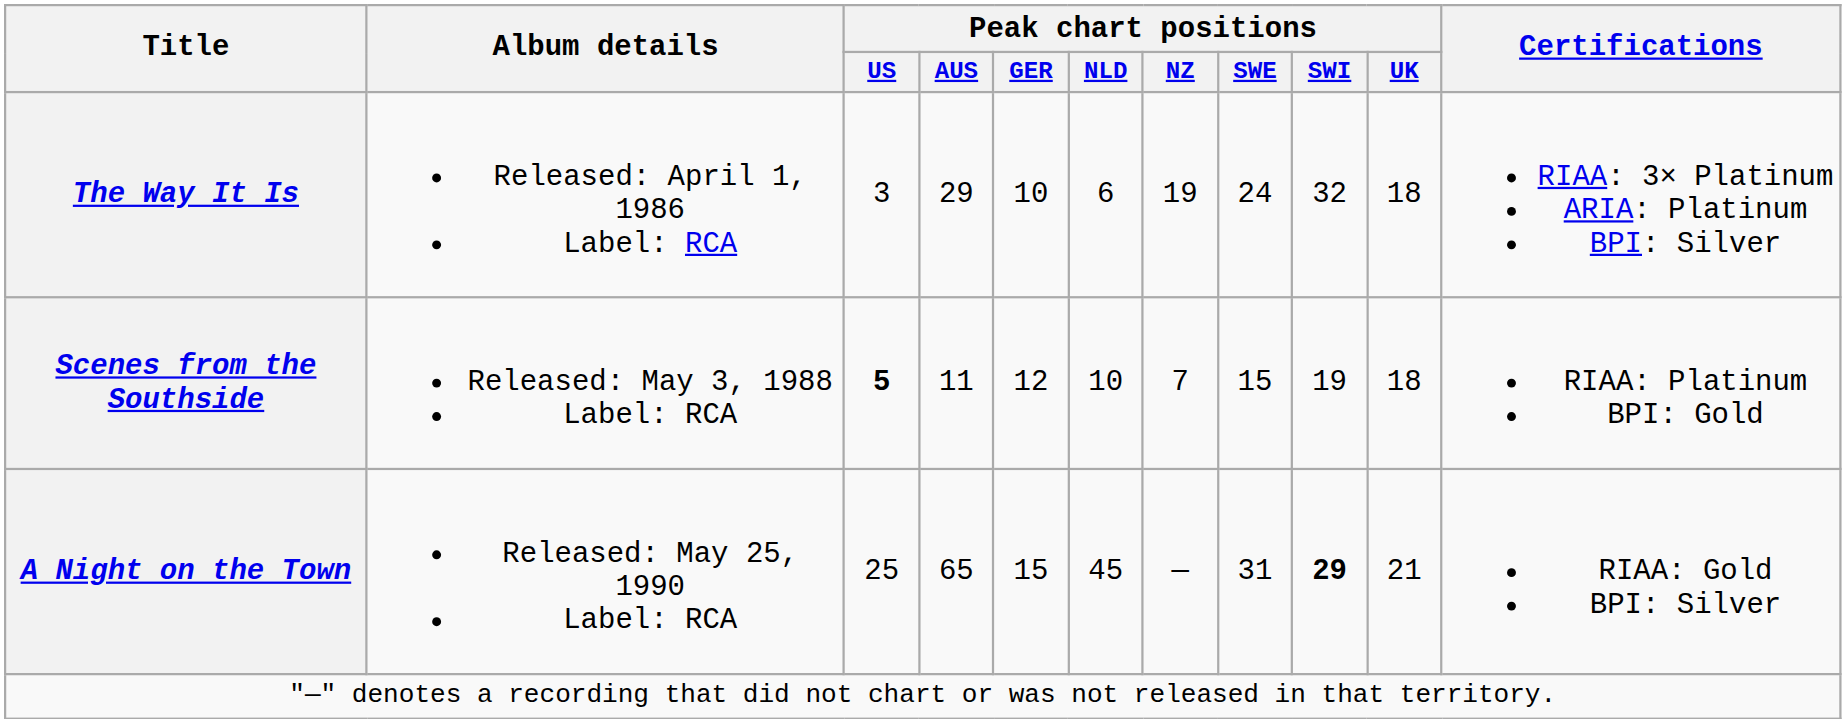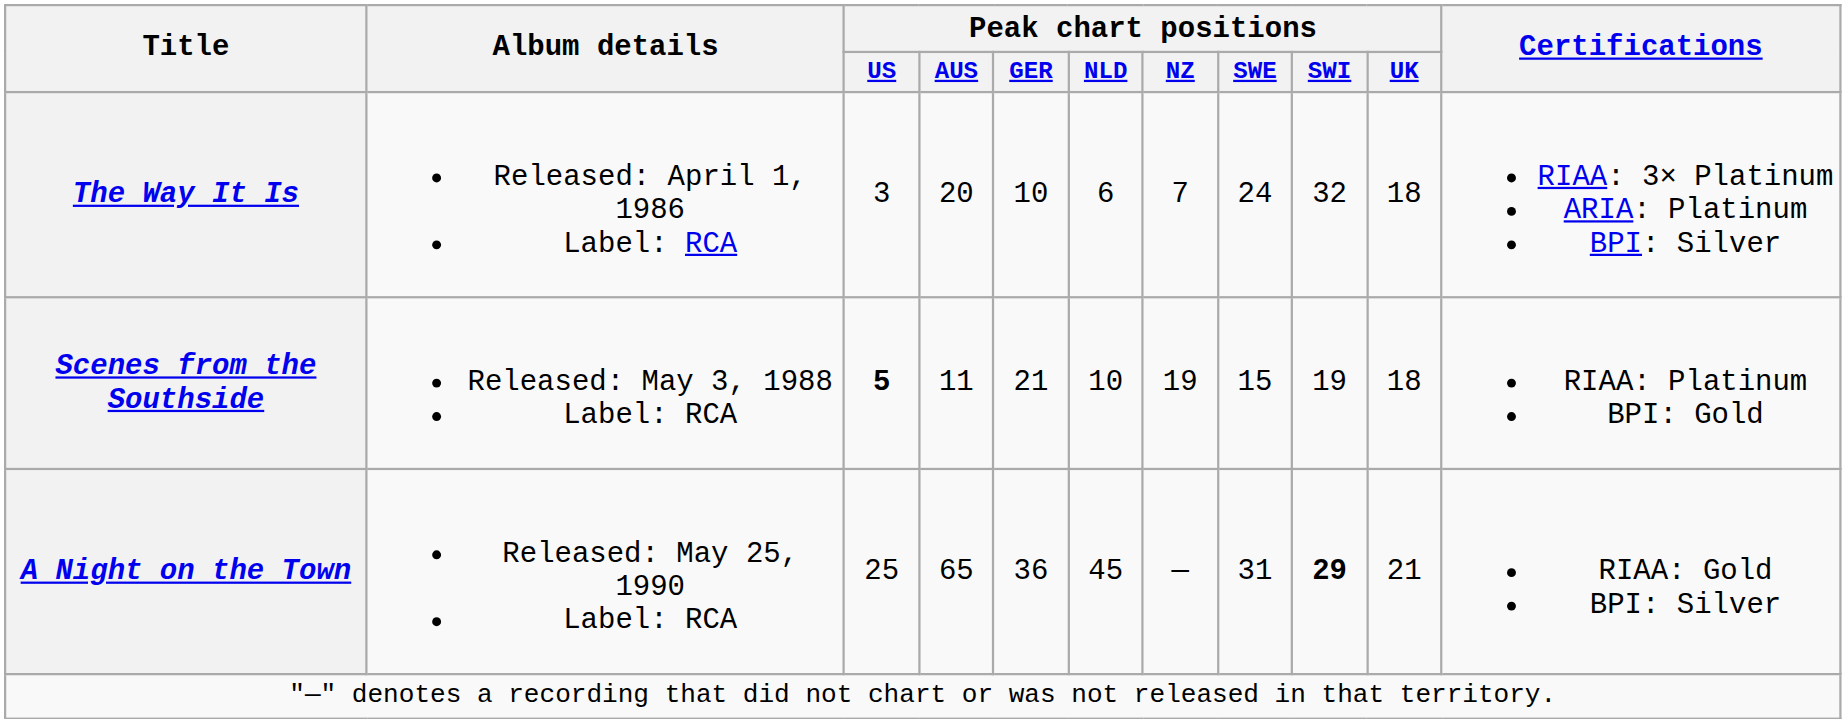(956, 194) 29 -> (956, 194) 20
(1180, 194) 19 -> (1180, 194) 7
(1031, 383) 12 -> (1031, 383) 21
(1180, 383) 7 -> (1180, 383) 19
(1031, 571) 15 -> (1031, 571) 36
